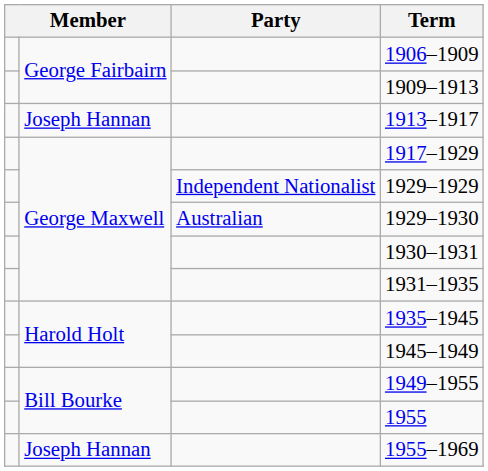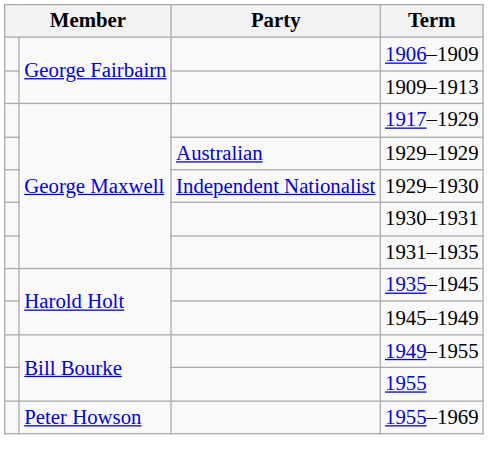- row: (432, 119)
(276, 185) Independent Nationalist -> (219, 152) Australian
(219, 218) Australian -> (276, 185) Independent Nationalist
(87, 449) Joseph Hannan -> (83, 416) Peter Howson
